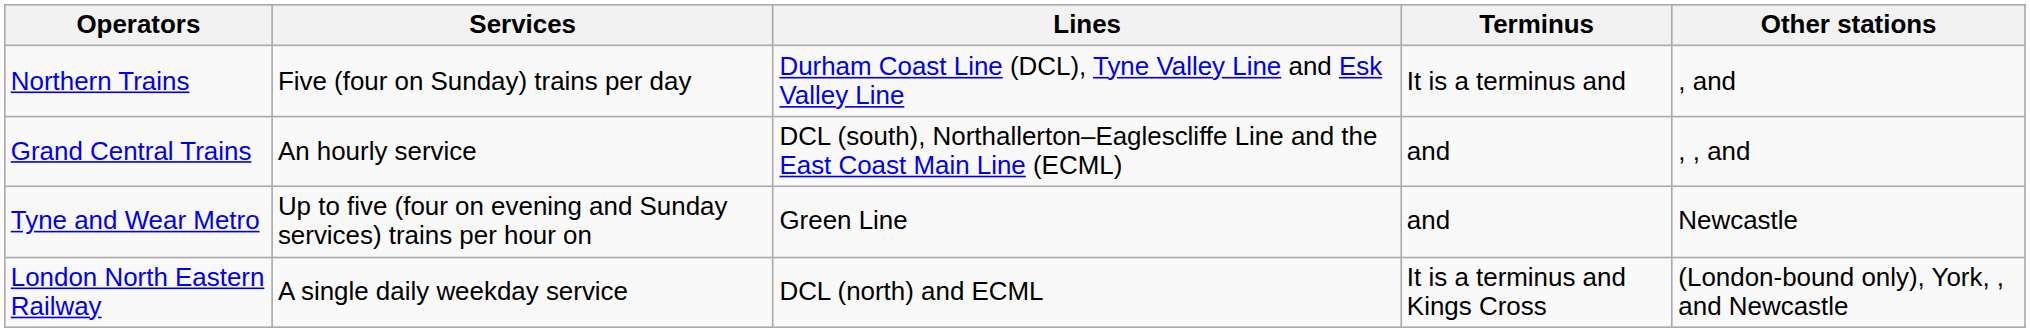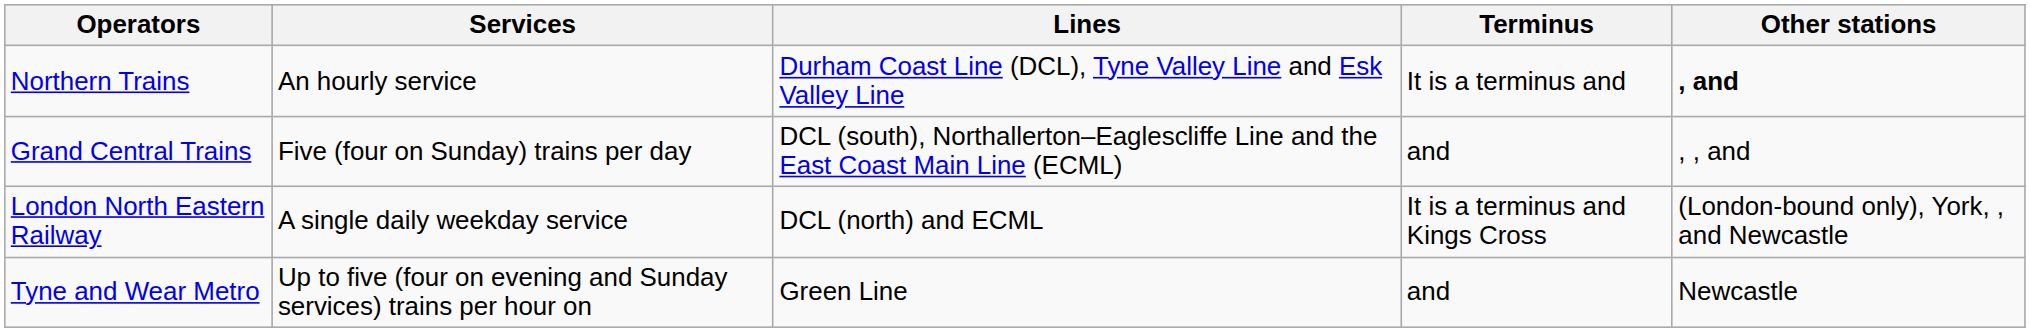(485, 80) Five (four on Sunday) trains per day -> (377, 80) An hourly service
(1707, 80) normal -> (1709, 80) bold
(377, 151) An hourly service -> (485, 151) Five (four on Sunday) trains per day
rows swapped: (138, 291) <-> (135, 221)
